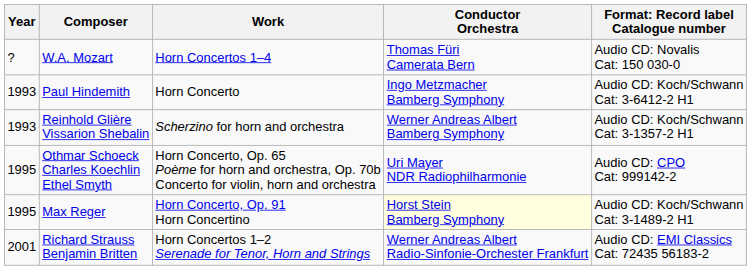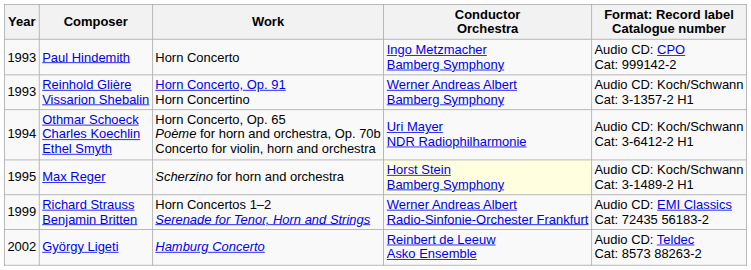- row: (77, 57)
(669, 92) Audio CD: Koch/Schwann Cat: 3-6412-2 H1 -> (640, 57) Audio CD: CPO Cat: 999142-2
(250, 127) Scherzino for horn and orchestra -> (220, 92) Horn Concerto, Op. 91 Horn Concertino
(22, 169) 1995 -> (22, 134) 1994
(640, 169) Audio CD: CPO Cat: 999142-2 -> (669, 134) Audio CD: Koch/Schwann Cat: 3-6412-2 H1
(220, 212) Horn Concerto, Op. 91 Horn Concertino -> (250, 177) Scherzino for horn and orchestra
(22, 247) 2001 -> (22, 212) 1999
+ row: (80, 247)
